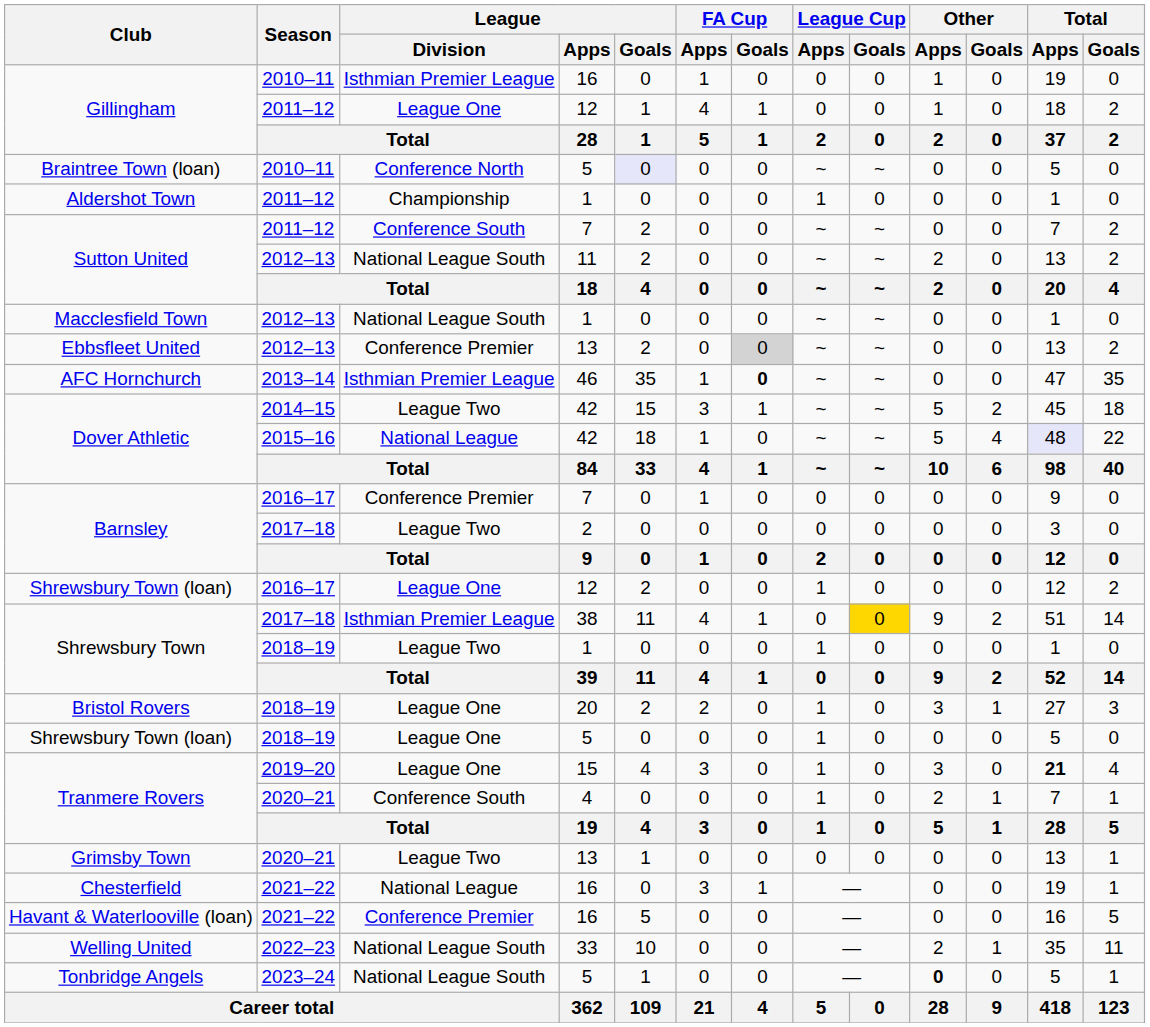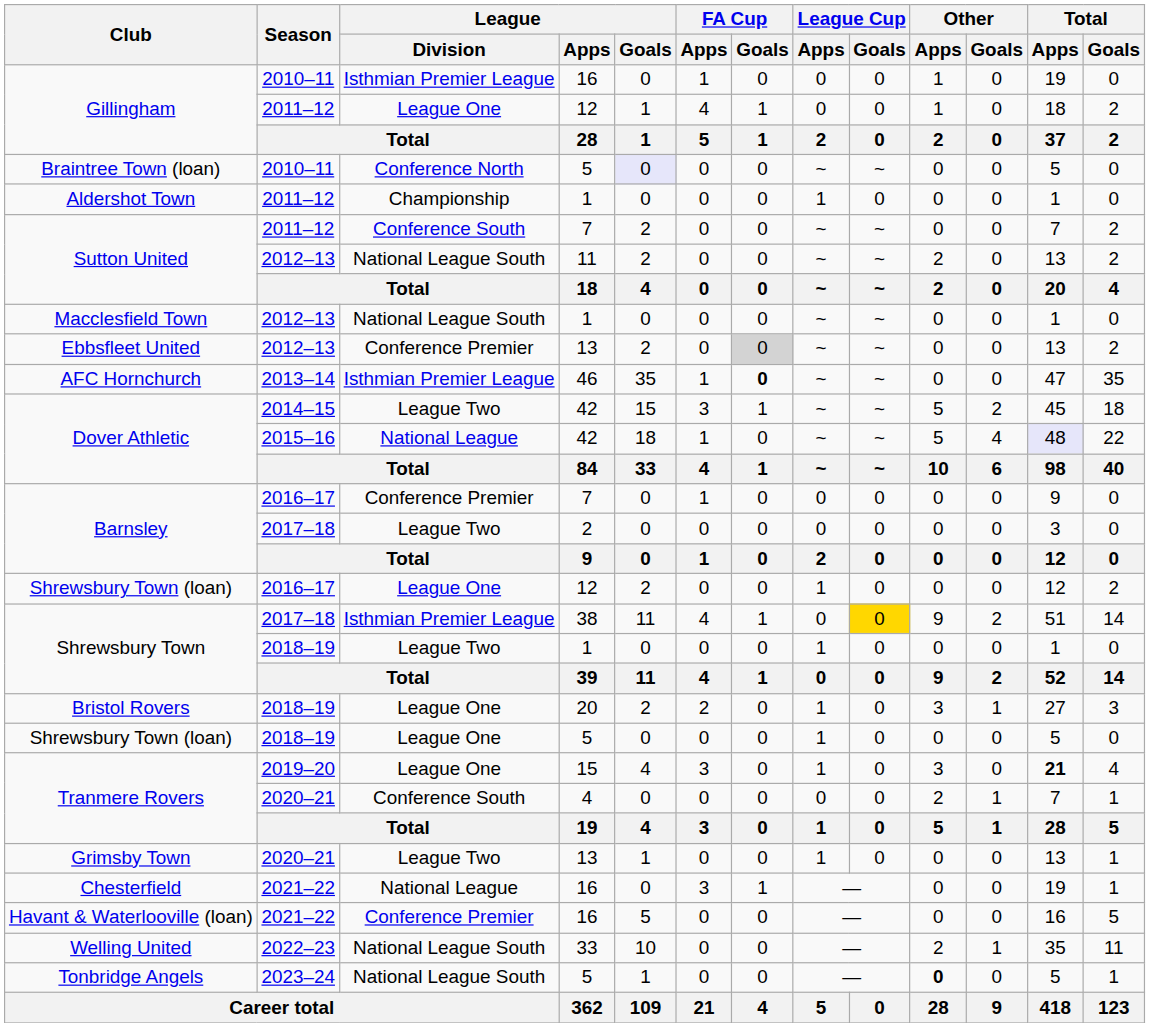(821, 797) 1 -> (821, 797) 0
(821, 857) 0 -> (821, 857) 1
